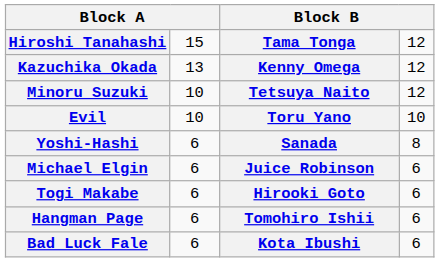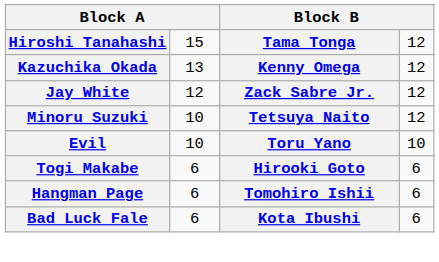+ row: (87, 93)
- row: (87, 143)
- row: (87, 168)
